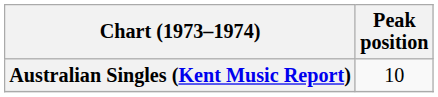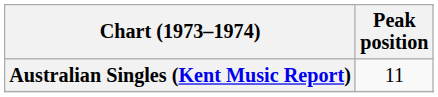(394, 75) 10 -> (394, 75) 11
